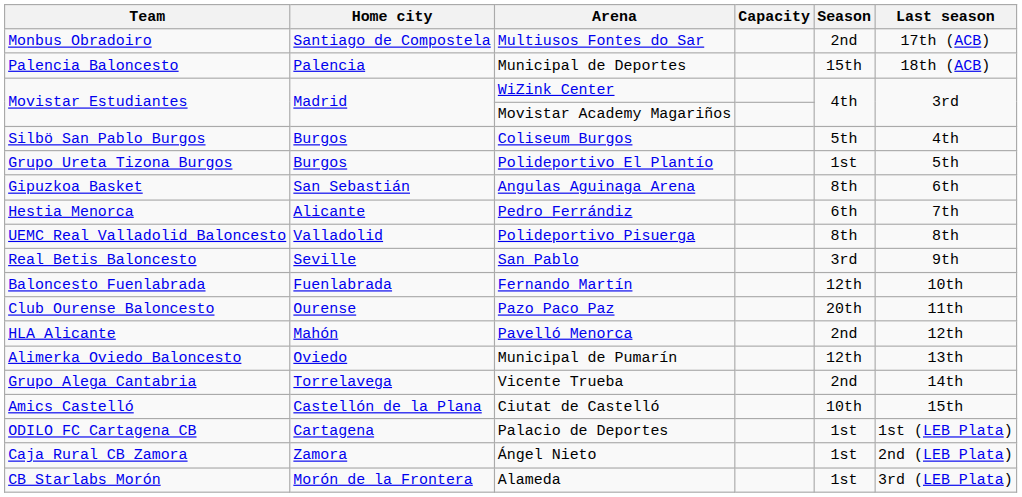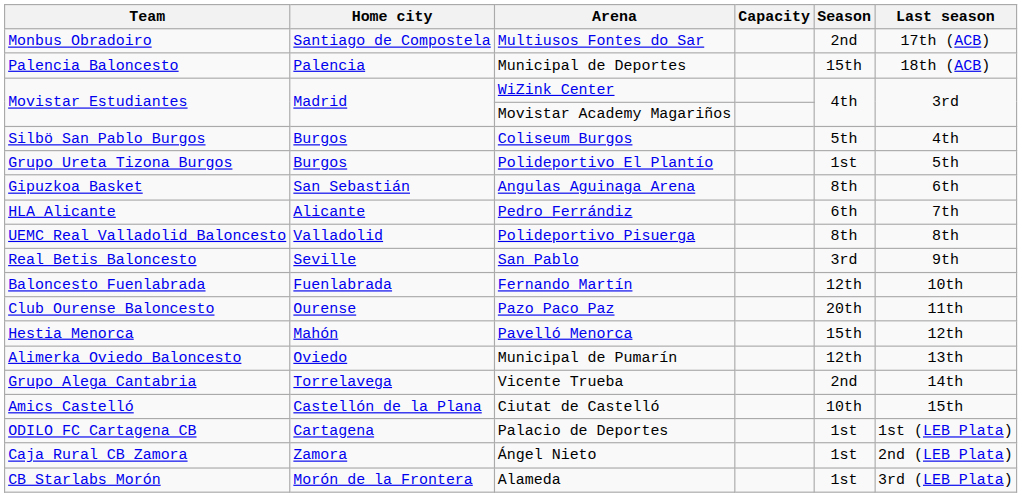(71, 212) Hestia Menorca -> (62, 212) HLA Alicante
(62, 334) HLA Alicante -> (71, 334) Hestia Menorca
(844, 334) 2nd -> (844, 334) 15th
